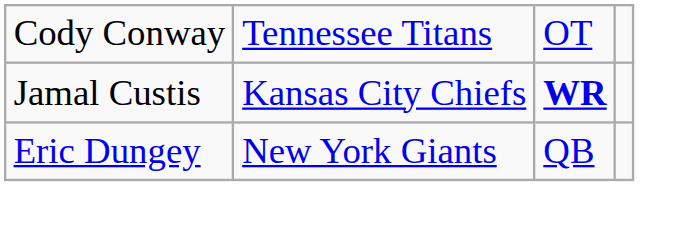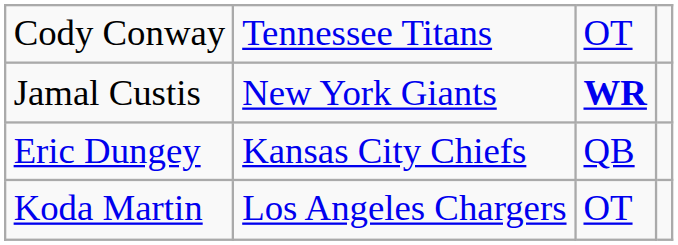(384, 92) Kansas City Chiefs -> (369, 92) New York Giants
(369, 150) New York Giants -> (384, 150) Kansas City Chiefs
+ row: (108, 208)
